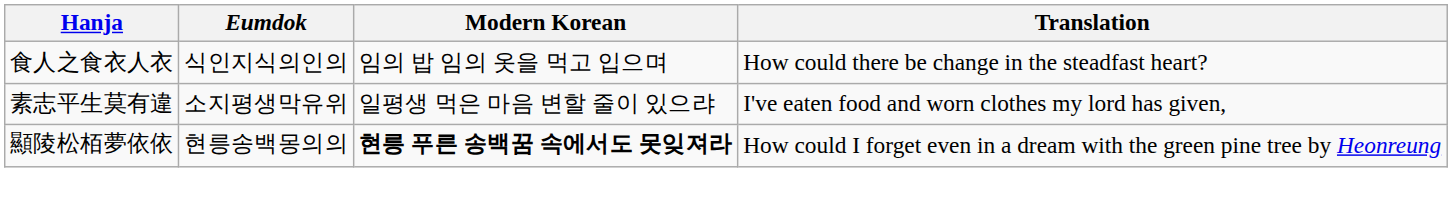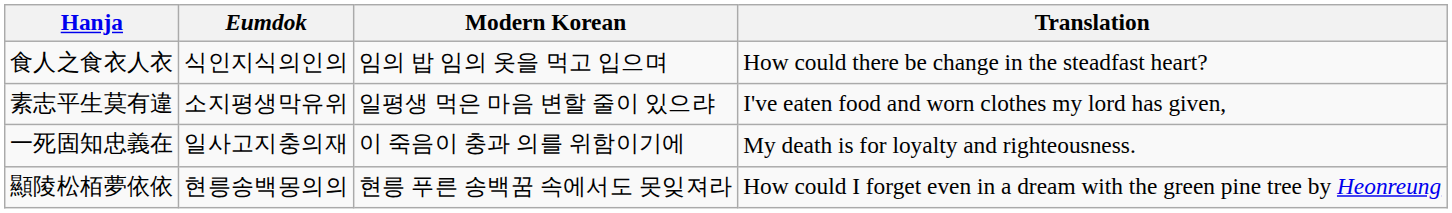+ row: (92, 144)
(546, 144) bold -> (546, 185) normal
